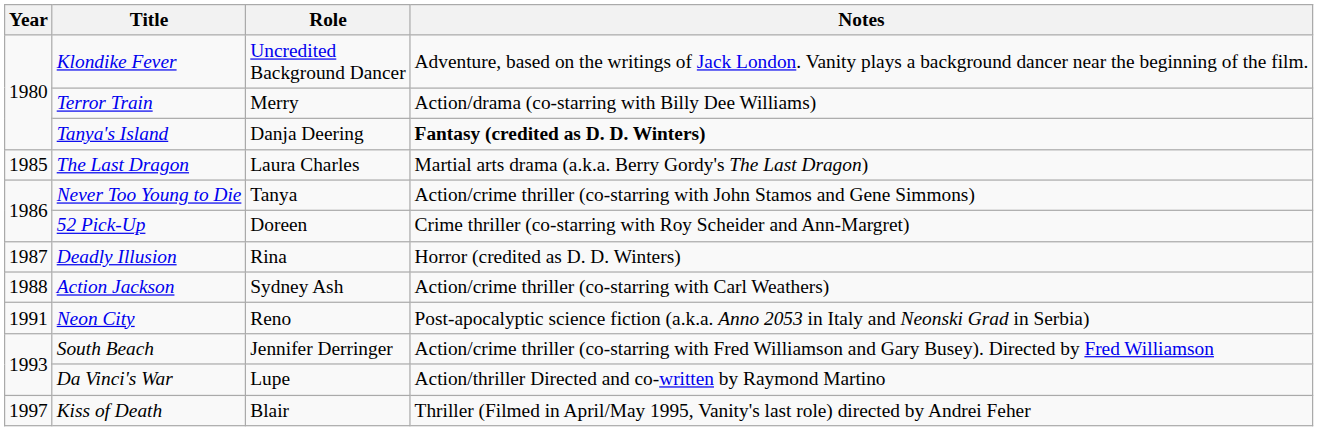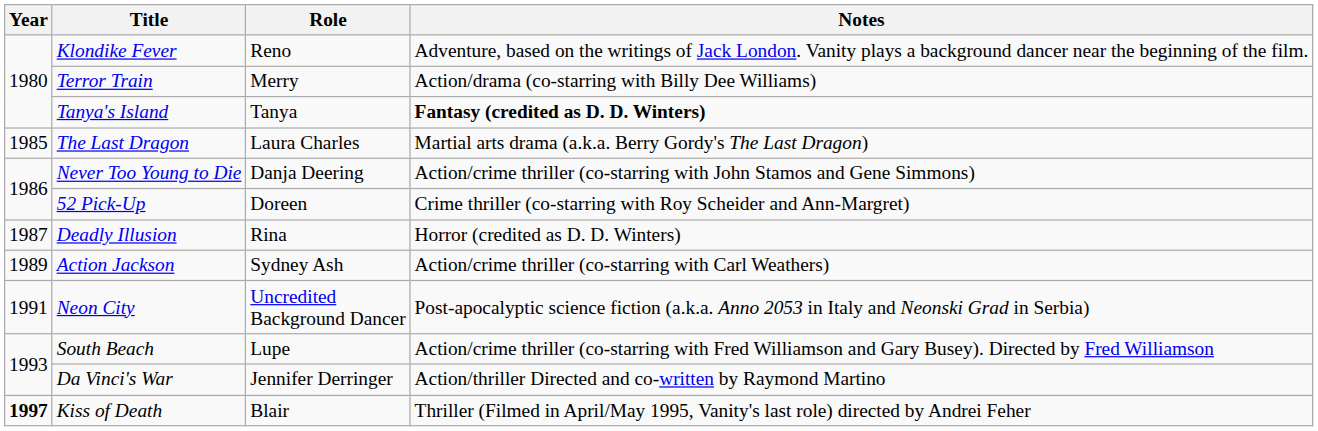(328, 61) Uncredited Background Dancer -> (271, 50) Reno
(307, 133) Danja Deering -> (274, 111) Tanya
(274, 195) Tanya -> (307, 173) Danja Deering
(28, 287) 1988 -> (28, 265) 1989
(271, 317) Reno -> (328, 307) Uncredited Background Dancer
(322, 348) Jennifer Derringer -> (270, 348) Lupe
(270, 379) Lupe -> (322, 379) Jennifer Derringer
(28, 410) normal -> (28, 410) bold
